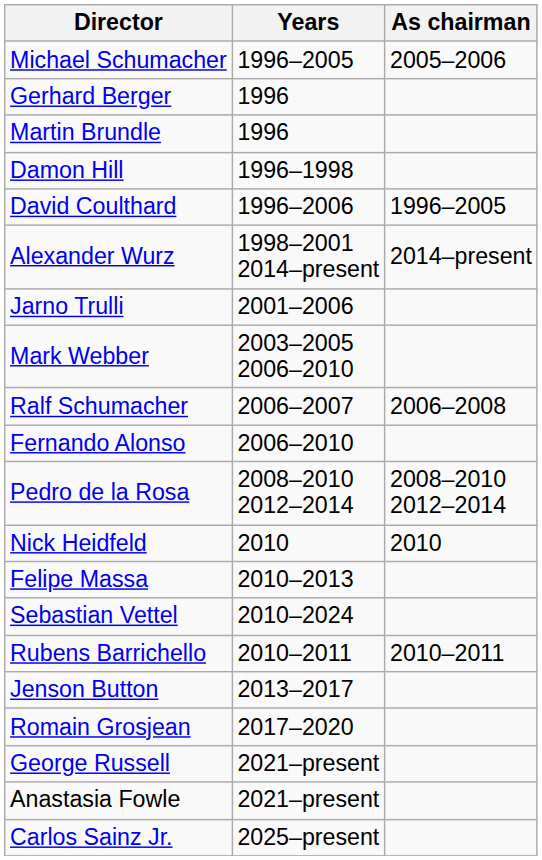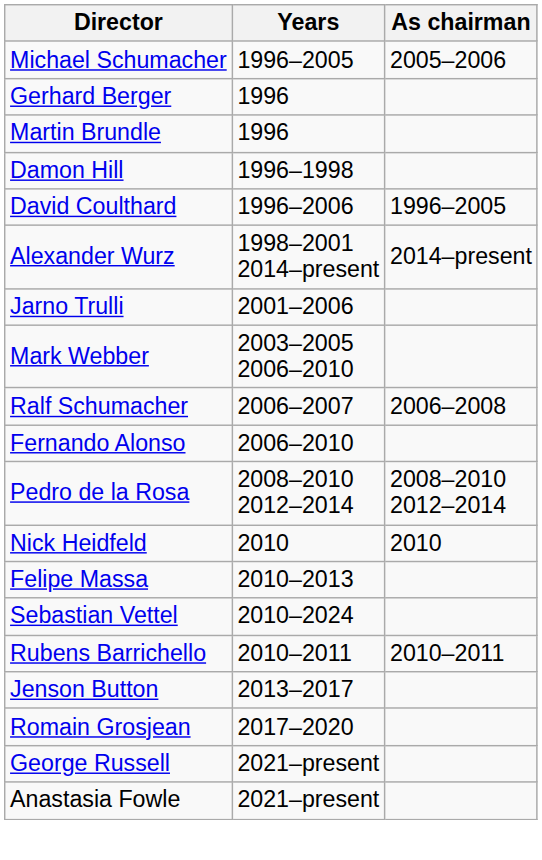- row: (91, 837)
